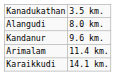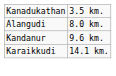- row: (26, 51)
